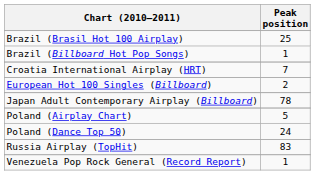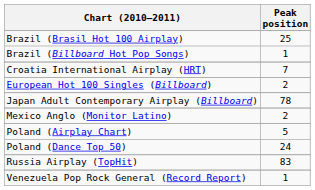+ row: (89, 116)
